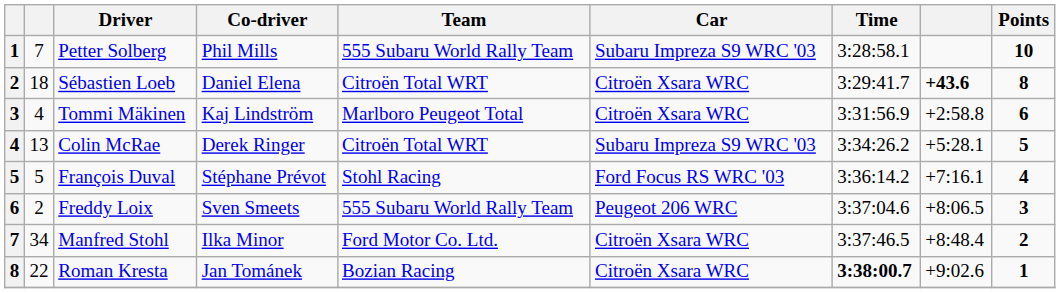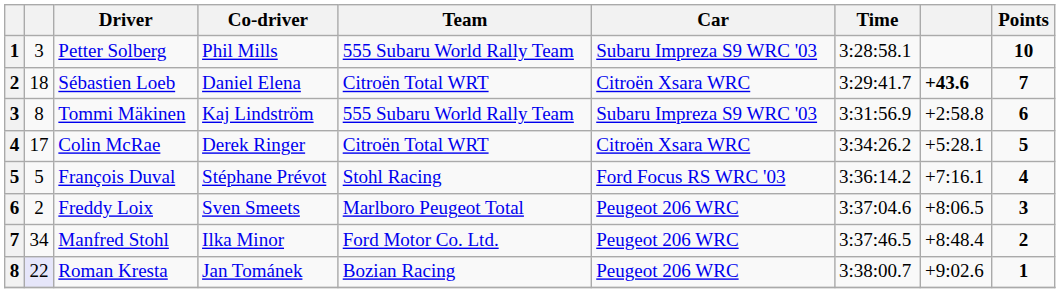(39, 51) 7 -> (39, 51) 3
(1024, 82) 8 -> (1024, 82) 7
(39, 114) 4 -> (39, 114) 8
(433, 114) Marlboro Peugeot Total -> (458, 114) 555 Subaru World Rally Team
(672, 114) Citroën Xsara WRC -> (707, 114) Subaru Impreza S9 WRC '03
(39, 145) 13 -> (39, 145) 17
(705, 145) Subaru Impreza S9 WRC '03 -> (673, 145) Citroën Xsara WRC
(458, 208) 555 Subaru World Rally Team -> (433, 208) Marlboro Peugeot Total
(672, 239) Citroën Xsara WRC -> (667, 239) Peugeot 206 WRC
(39, 271) no background -> (39, 271) lavender background
(672, 271) Citroën Xsara WRC -> (667, 271) Peugeot 206 WRC
(874, 271) bold -> (875, 271) normal
